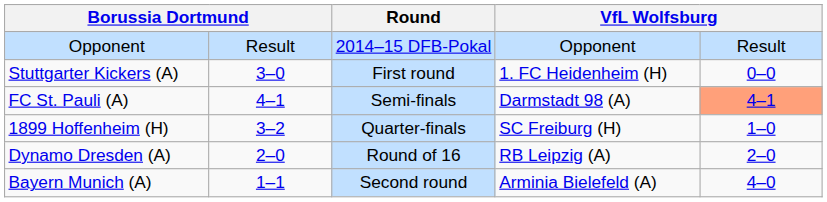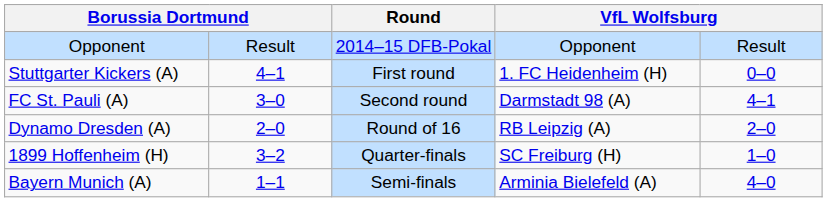(270, 73) 3–0 -> (270, 73) 4–1
(270, 100) 4–1 -> (270, 100) 3–0
(413, 100) Semi-finals -> (413, 100) Second round
(761, 100) lightsalmon background -> (761, 100) no background
rows swapped: (90, 155) <-> (89, 127)
(413, 182) Second round -> (413, 182) Semi-finals
